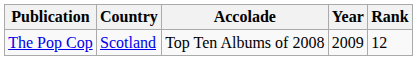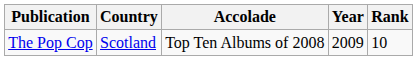(379, 42) 12 -> (379, 42) 10
